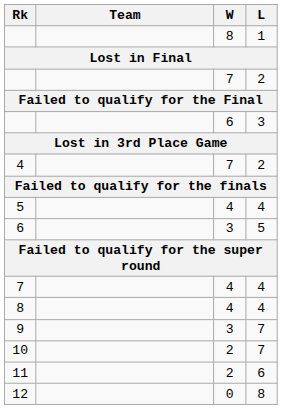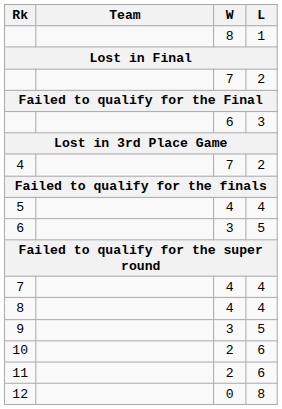(261, 330) 7 -> (261, 330) 5
(261, 351) 7 -> (261, 351) 6
